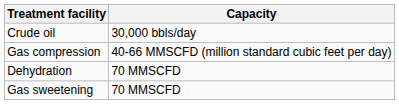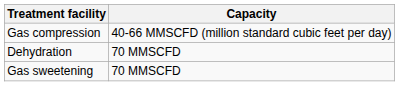- row: (31, 33)
